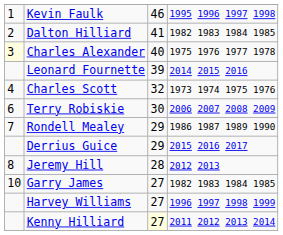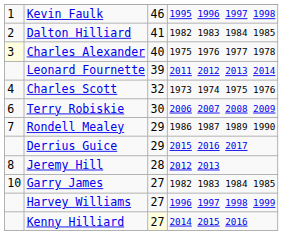(209, 70) 2014 2015 2016 -> (222, 70) 2011 2012 2013 2014
(222, 221) 2011 2012 2013 2014 -> (209, 221) 2014 2015 2016
